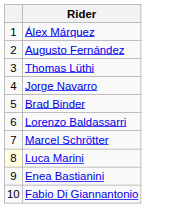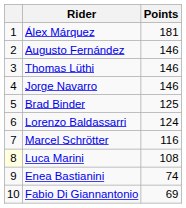+ column: (161, 14)
